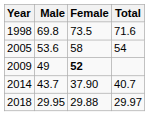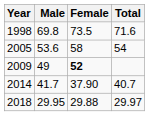(48, 84) 43.7 -> (48, 84) 41.7
